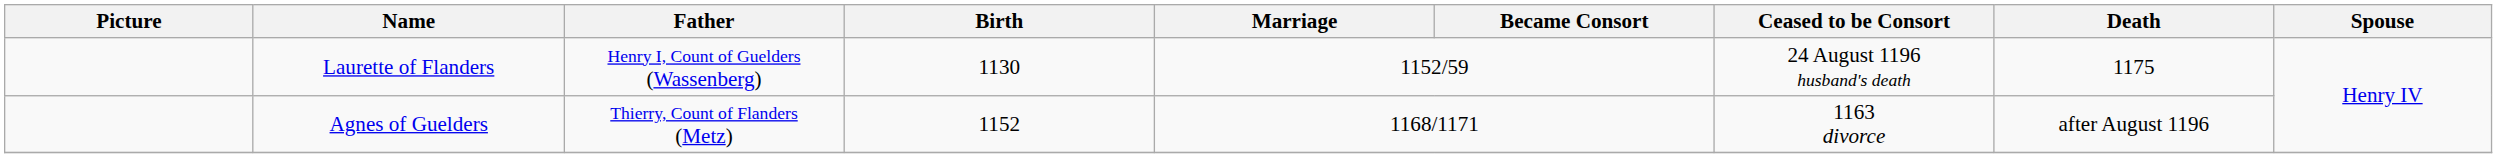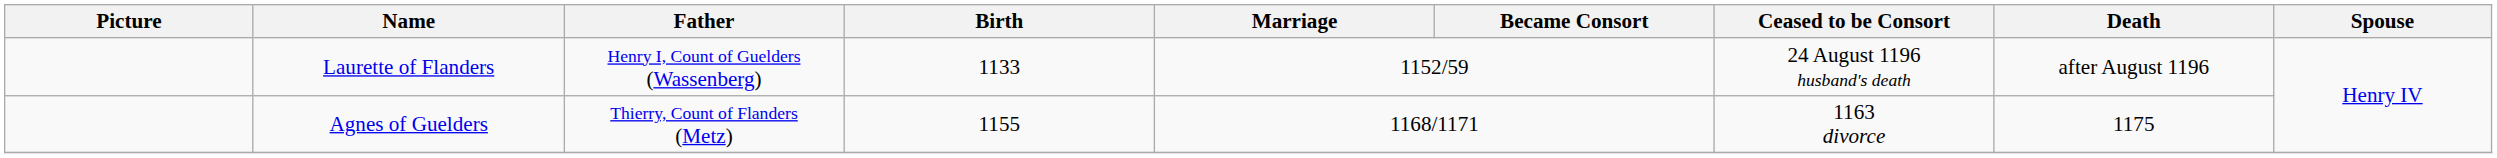(999, 66) 1130 -> (999, 66) 1133
(2134, 66) 1175 -> (2134, 66) after August 1196
(999, 123) 1152 -> (999, 123) 1155
(2134, 123) after August 1196 -> (2134, 123) 1175
